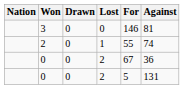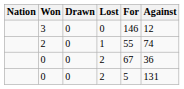(149, 28) 81 -> (149, 28) 12
